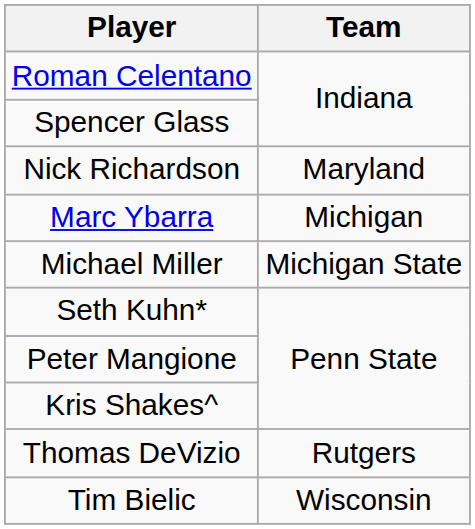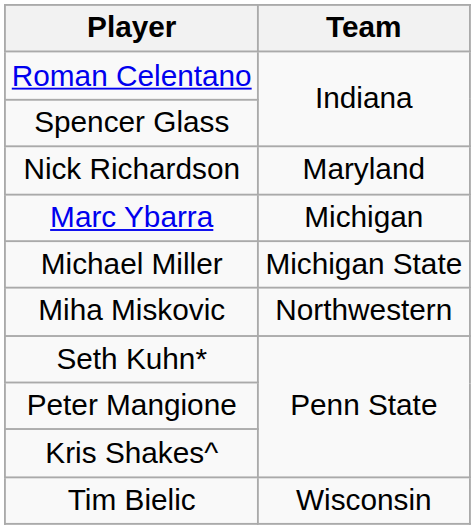+ row: (132, 311)
- row: (132, 452)
